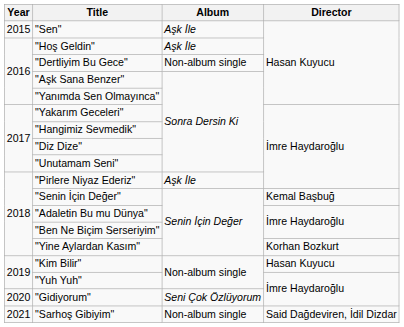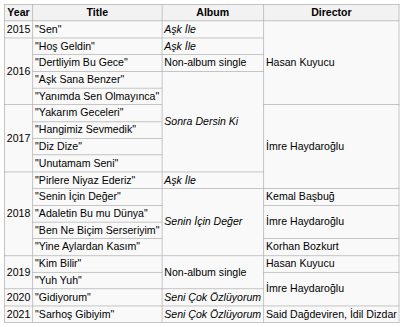(205, 314) Non-album single -> (213, 314) Seni Çok Özlüyorum
